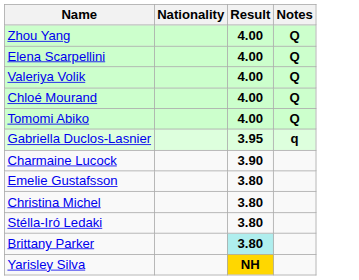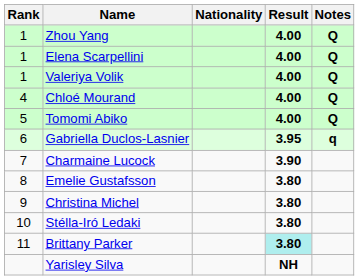+ column: (23, 14)
(250, 264) gold background -> (288, 264) no background
